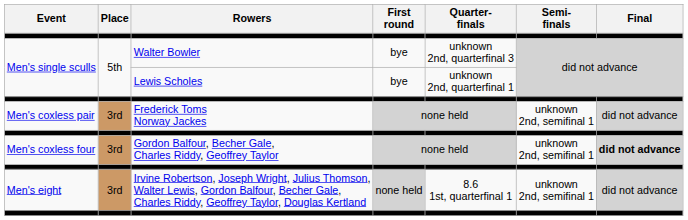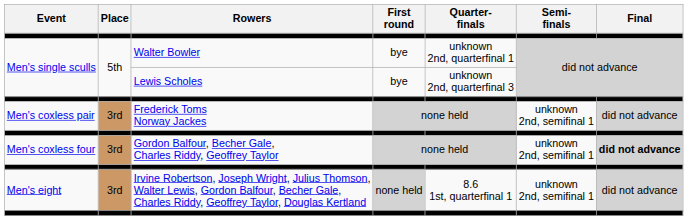(471, 53) unknown 2nd, quarterfinal 3 -> (471, 53) unknown 2nd, quarterfinal 1
(471, 82) unknown 2nd, quarterfinal 1 -> (471, 82) unknown 2nd, quarterfinal 3
